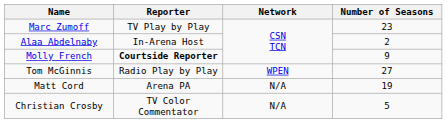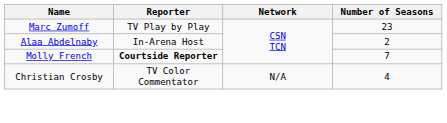(387, 56) 9 -> (387, 56) 7
- row: (59, 71)
- row: (59, 86)
(387, 106) 5 -> (387, 76) 4
